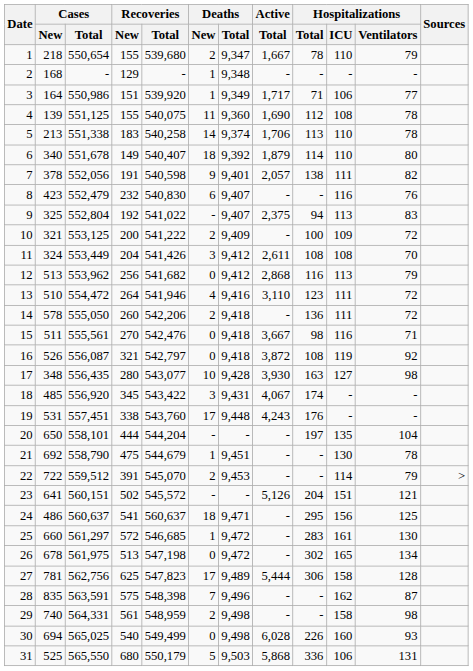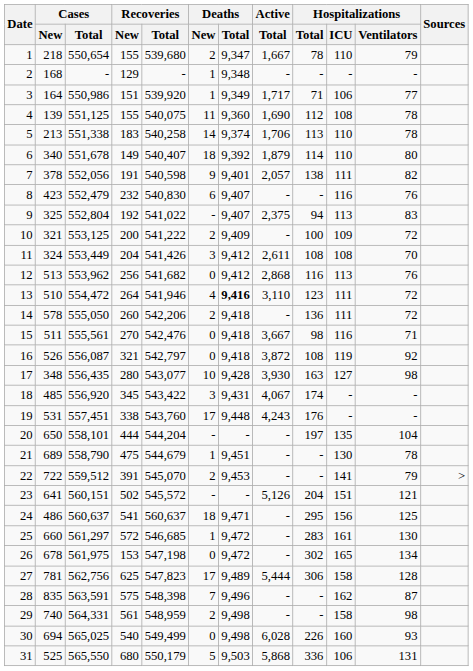(411, 275) 79 -> (411, 275) 76
(236, 295) normal -> (236, 295) bold
(53, 455) 692 -> (53, 455) 689
(343, 475) 114 -> (343, 475) 141
(129, 555) 513 -> (129, 555) 153
